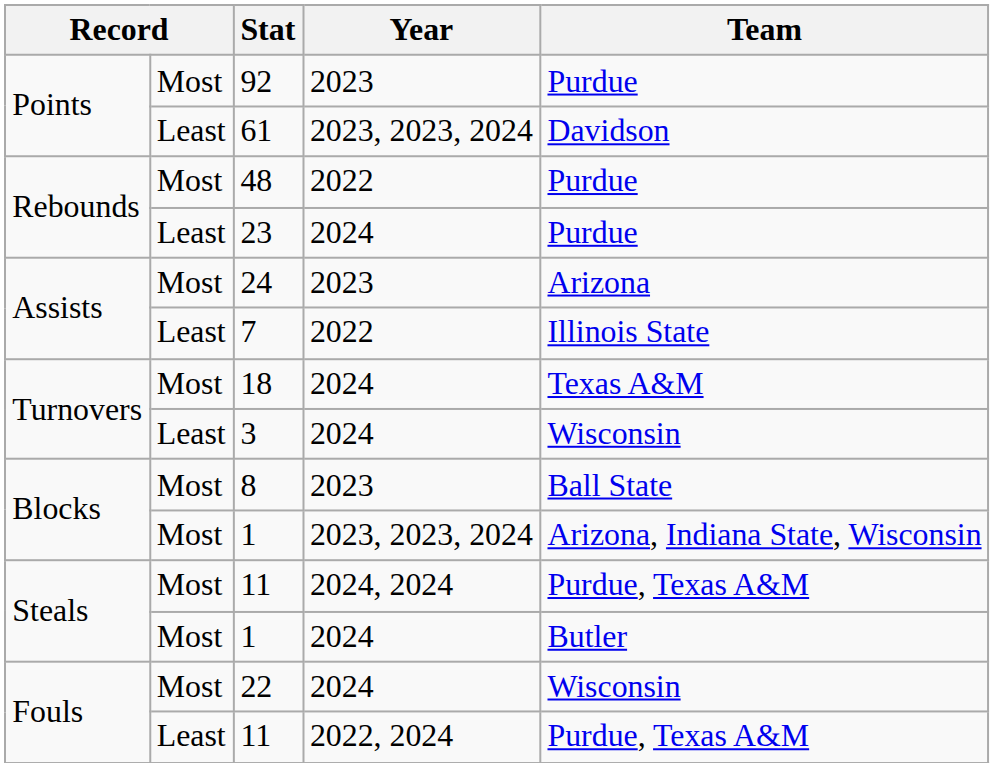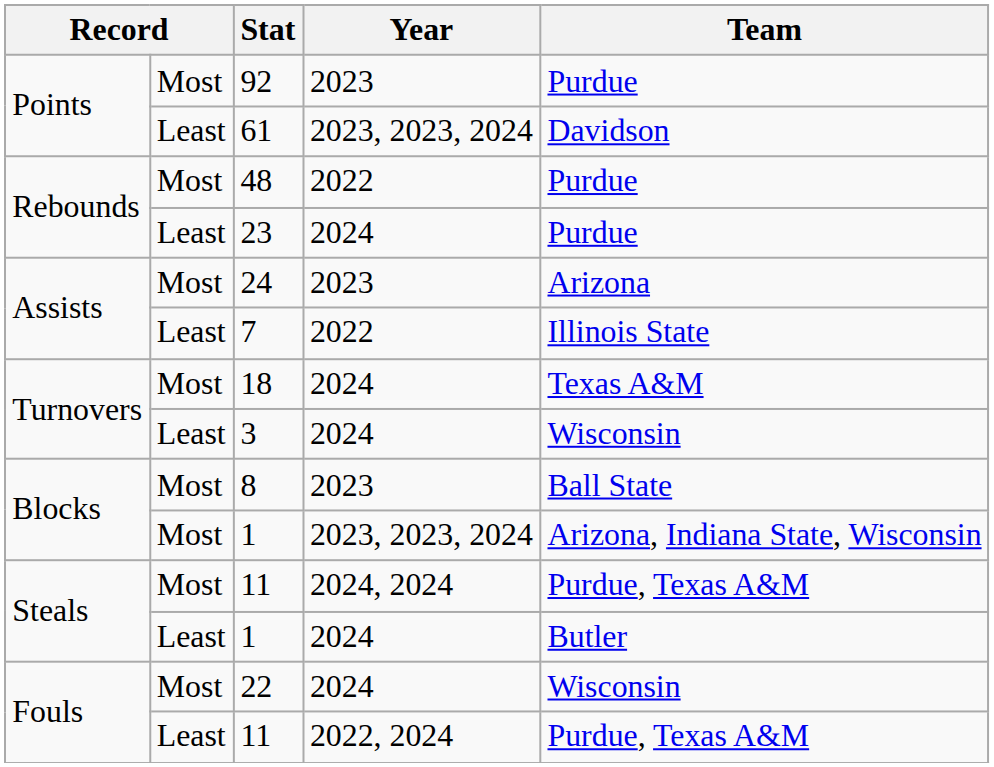(190, 635) Most -> (191, 635) Least
